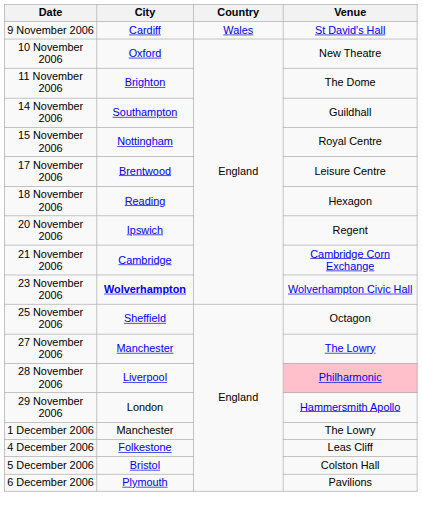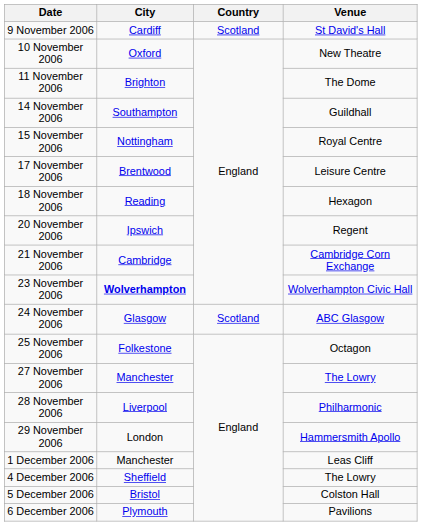(238, 30) Wales -> (238, 30) Scotland
+ row: (51, 319)
(145, 319) Sheffield -> (145, 348) Folkestone
(350, 378) pink background -> (350, 407) no background
(350, 431) The Lowry -> (350, 460) Leas Cliff
(145, 448) Folkestone -> (145, 477) Sheffield
(350, 448) Leas Cliff -> (350, 477) The Lowry
